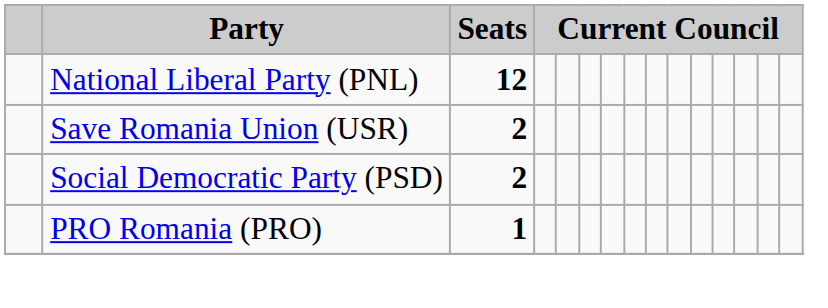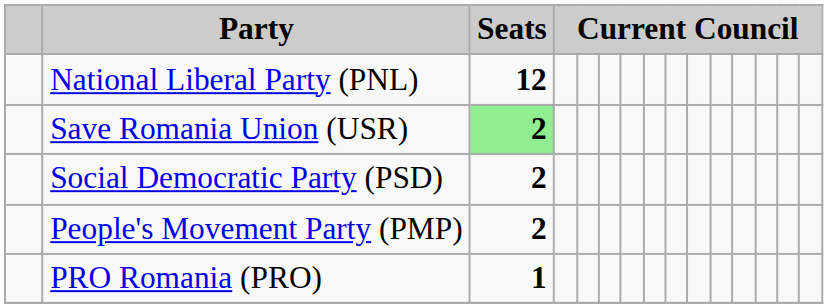(519, 128) no background -> (539, 128) lightgreen background
+ row: (256, 228)
